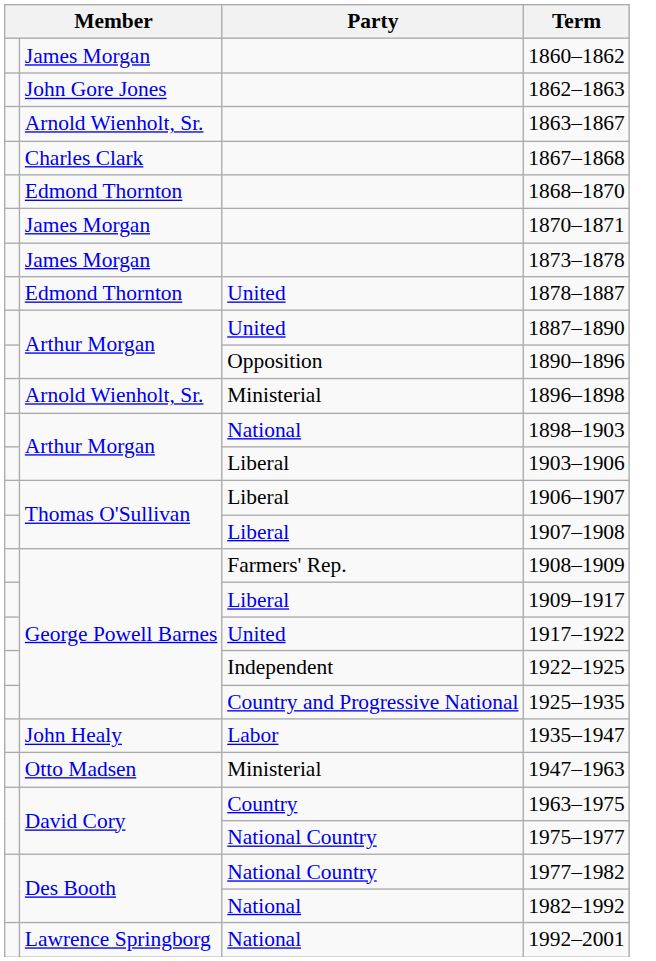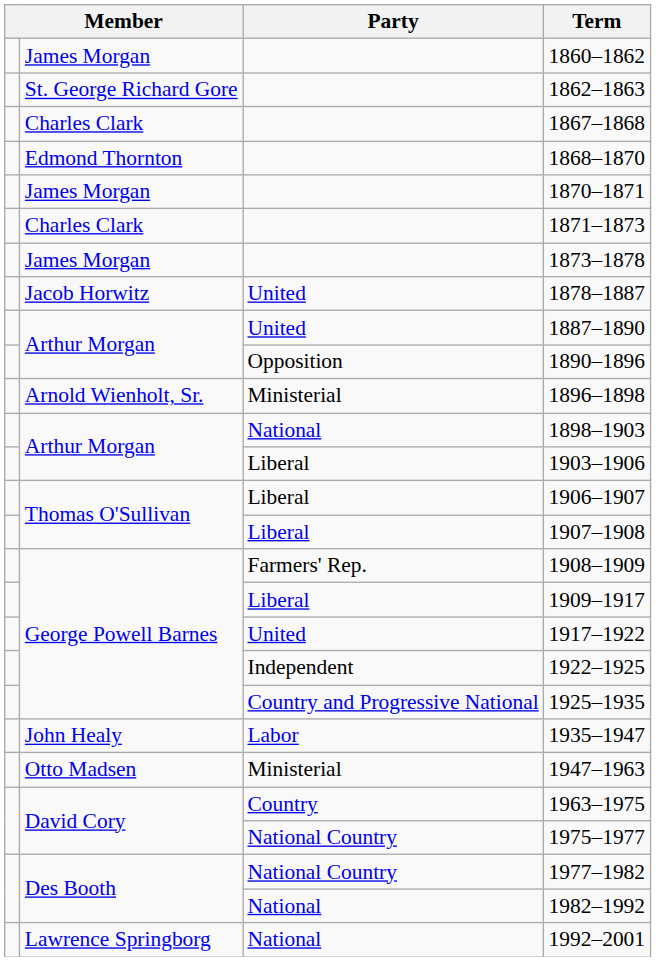(96, 89) John Gore Jones -> (131, 89) St. George Richard Gore
- row: (577, 123)
+ row: (597, 225)
(104, 293) Edmond Thornton -> (87, 293) Jacob Horwitz
